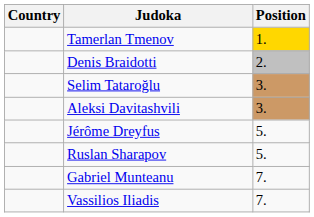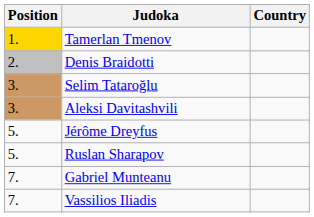columns swapped: (281, 16) <-> (34, 16)
